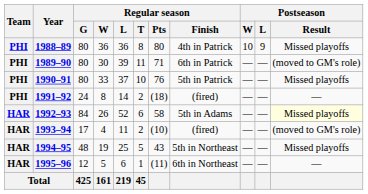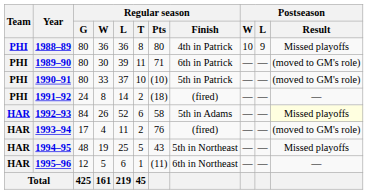(159, 80) 76 -> (159, 80) (10)
(316, 80) Missed playoffs -> (316, 80) (moved to GM's role)
(159, 130) (10) -> (159, 130) 76
